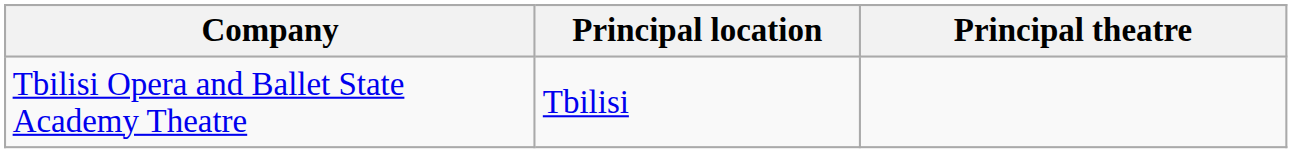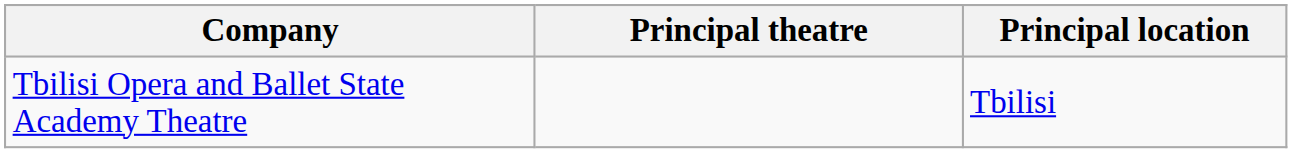columns swapped: (1073, 30) <-> (697, 30)
